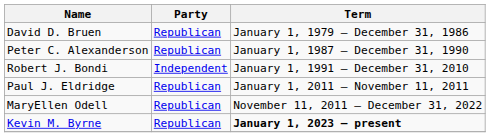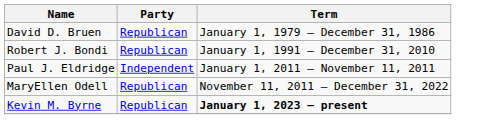- row: (78, 50)
(191, 68) Independent -> (154, 50) Republican
(187, 86) Republican -> (157, 68) Independent
